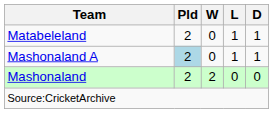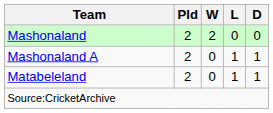rows swapped: (47, 77) <-> (47, 35)
(188, 56) lightblue background -> (188, 56) no background
